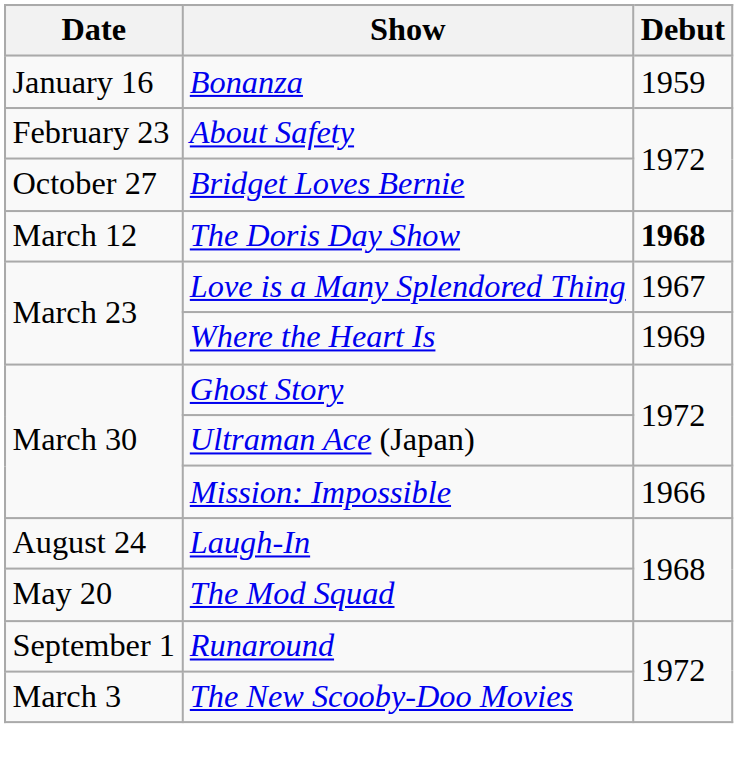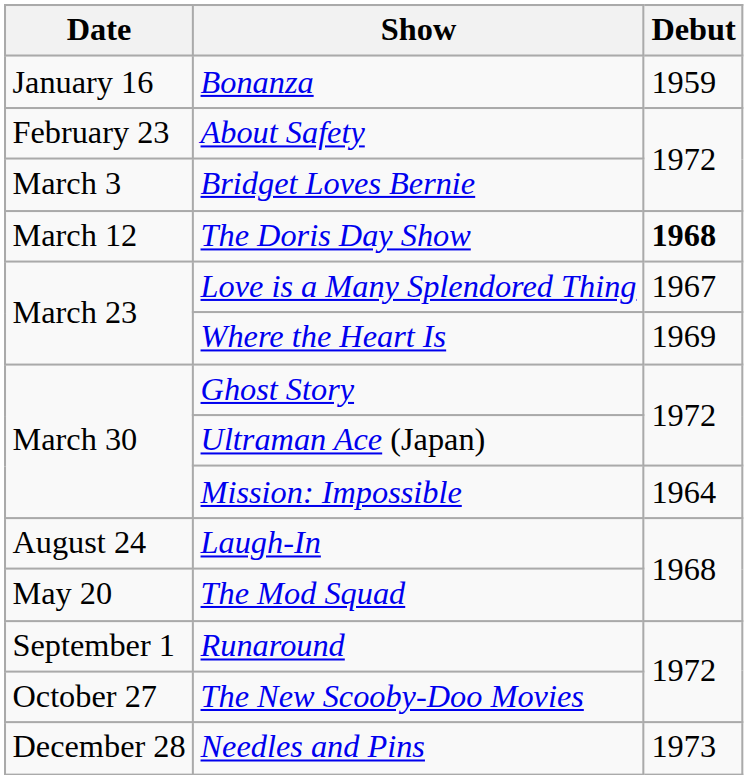(85, 183) October 27 -> (67, 183) March 3
(673, 491) 1966 -> (684, 491) 1964
(67, 696) March 3 -> (85, 696) October 27
+ row: (313, 747)
